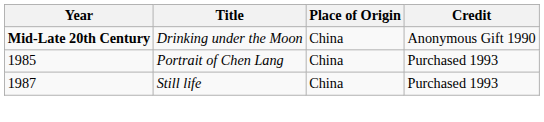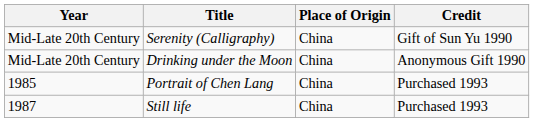+ row: (210, 38)
(79, 38) bold -> (74, 60) normal
